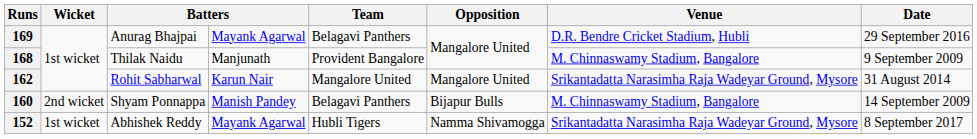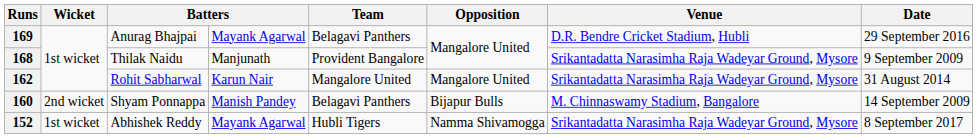(655, 58) M. Chinnaswamy Stadium, Bangalore -> (704, 58) Srikantadatta Narasimha Raja Wadeyar Ground, Mysore
